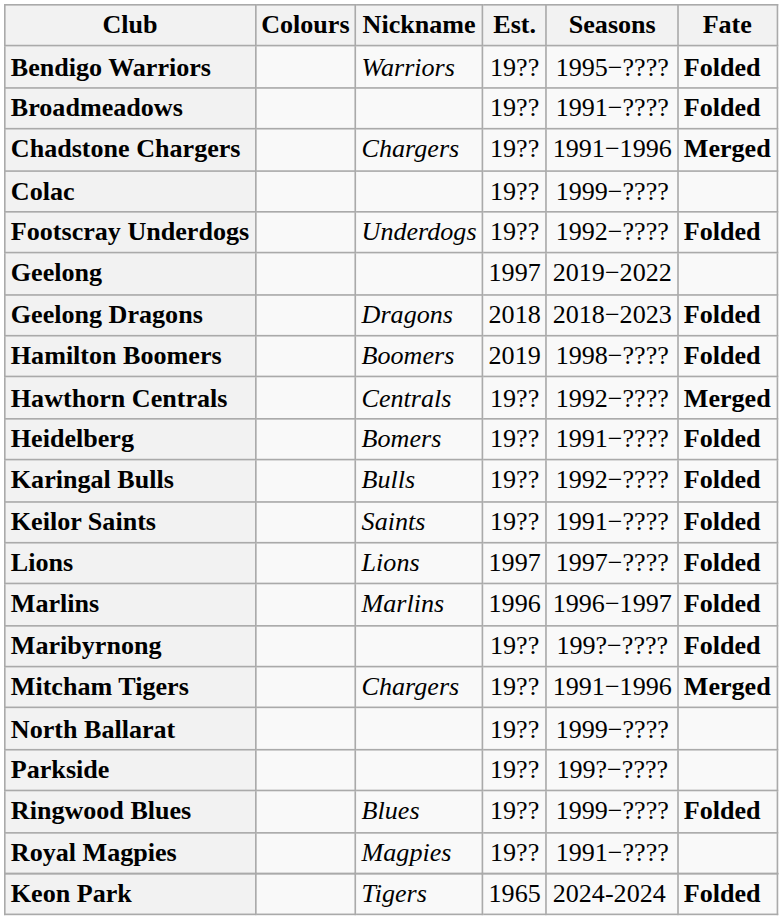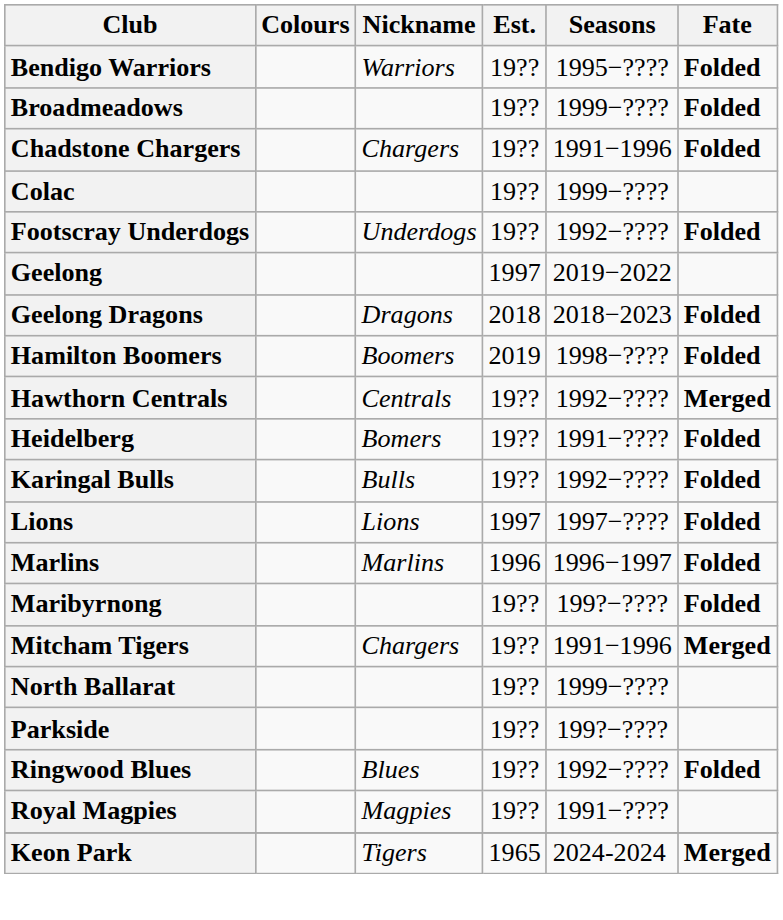(612, 107) 1991−???? -> (612, 107) 1999−????
(727, 149) Merged -> (722, 149) Folded
- row: (83, 521)
(612, 811) 1999−???? -> (612, 769) 1992−????
(722, 893) Folded -> (727, 852) Merged
